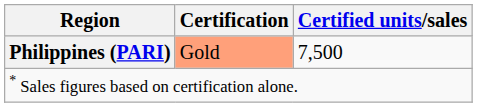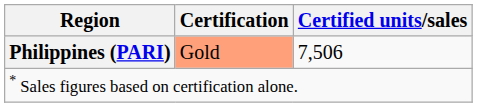(320, 52) 7,500 -> (320, 52) 7,506
